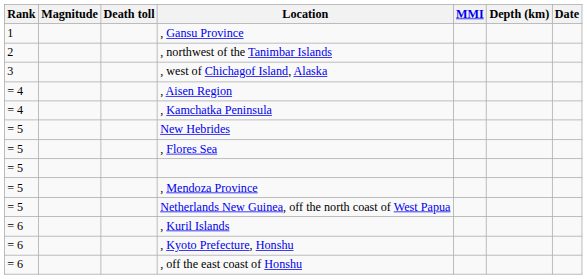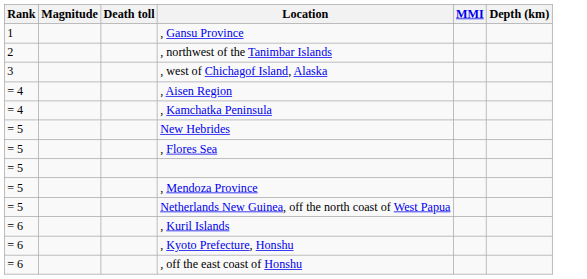- column: (567, 14)
